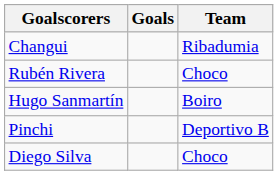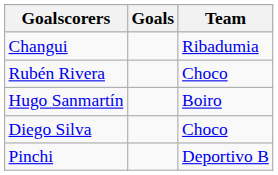rows swapped: (31, 128) <-> (50, 156)
